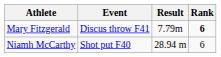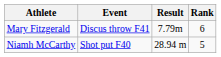(202, 29) bold -> (202, 29) normal
(202, 45) 6 -> (202, 45) 5
